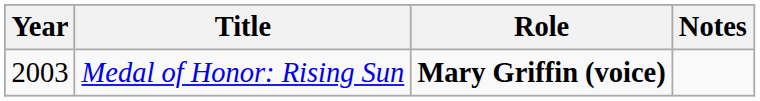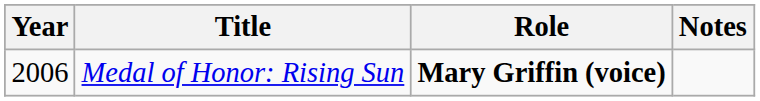(40, 72) 2003 -> (40, 72) 2006
